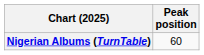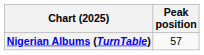(176, 41) 60 -> (176, 41) 57
